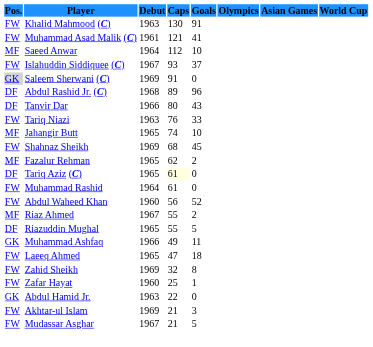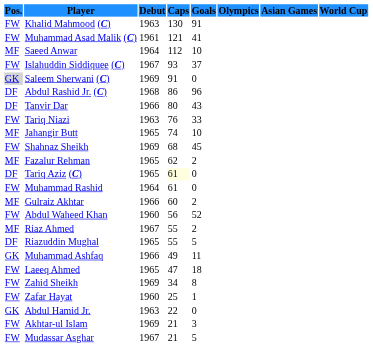(173, 92) 89 -> (173, 92) 86
+ row: (54, 201)
(173, 269) 32 -> (173, 283) 34
